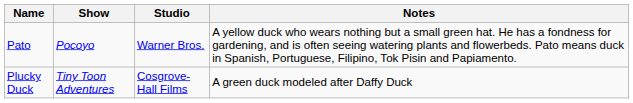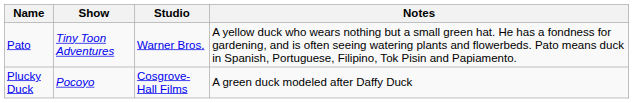(75, 44) Pocoyo -> (85, 44) Tiny Toon Adventures
(85, 82) Tiny Toon Adventures -> (75, 82) Pocoyo
